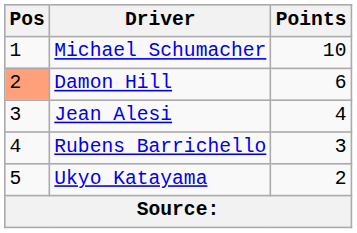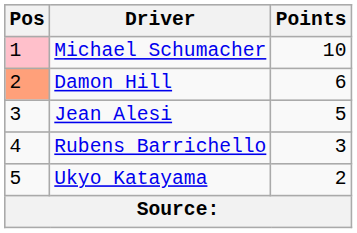(15, 53) no background -> (15, 53) pink background
(341, 116) 4 -> (341, 116) 5
